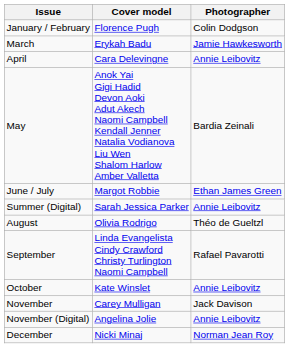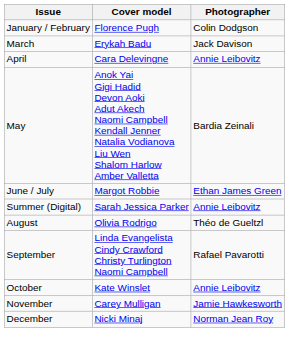(238, 43) Jamie Hawkesworth -> (223, 43) Jack Davison
(223, 303) Jack Davison -> (238, 303) Jamie Hawkesworth
- row: (48, 319)
